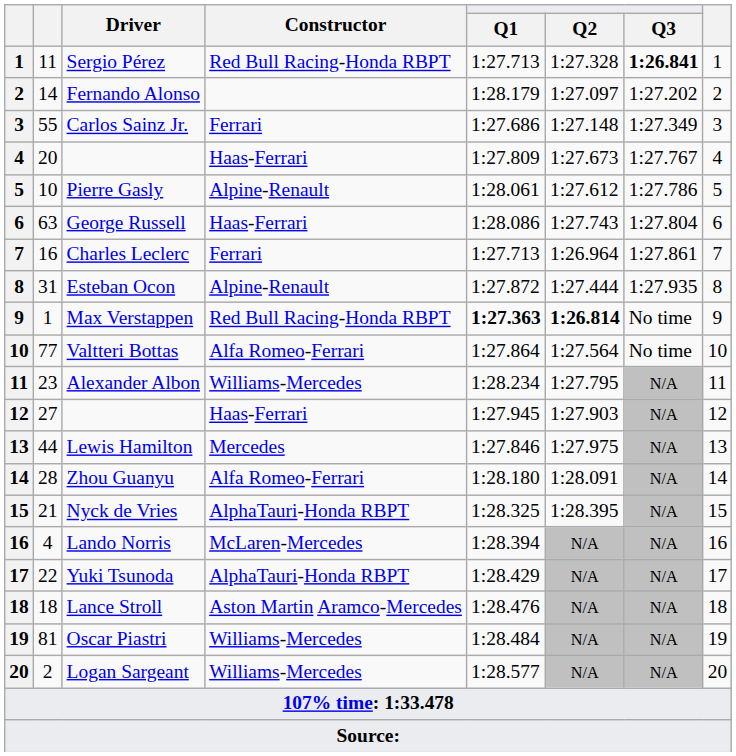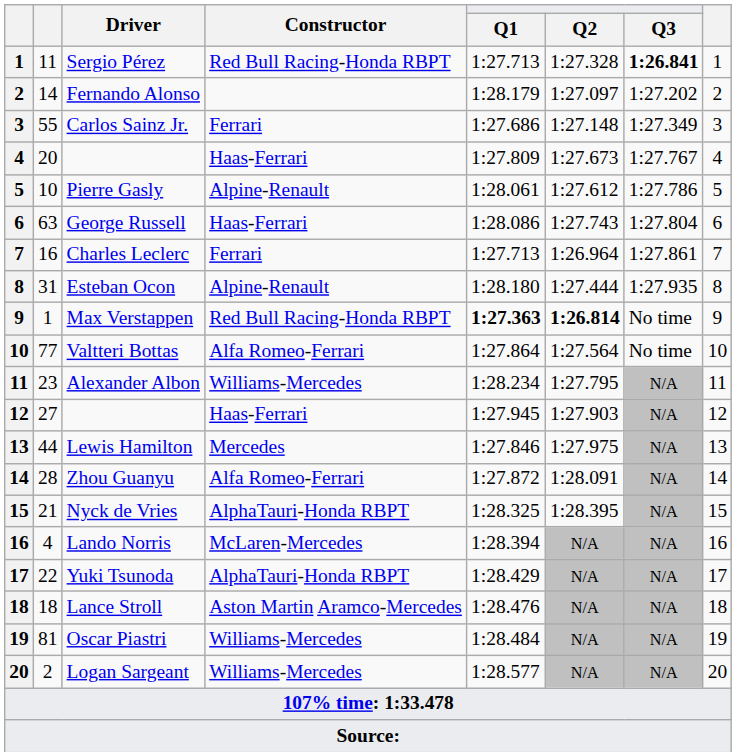(505, 286) 1:27.872 -> (505, 286) 1:28.180
(505, 478) 1:28.180 -> (505, 478) 1:27.872
